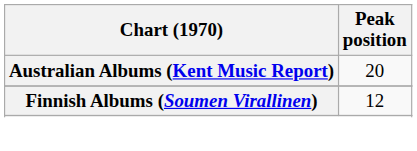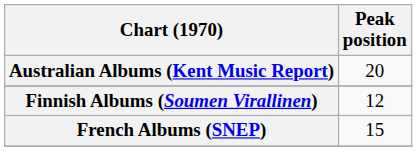+ row: (172, 130)
